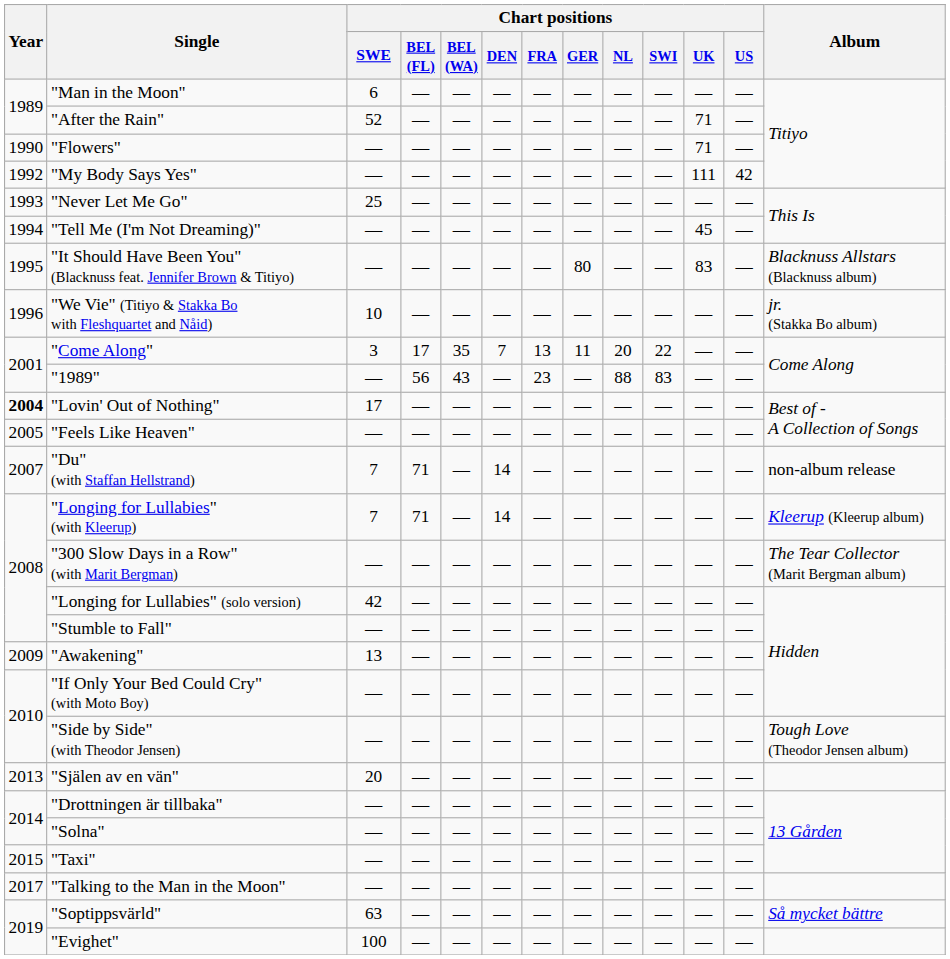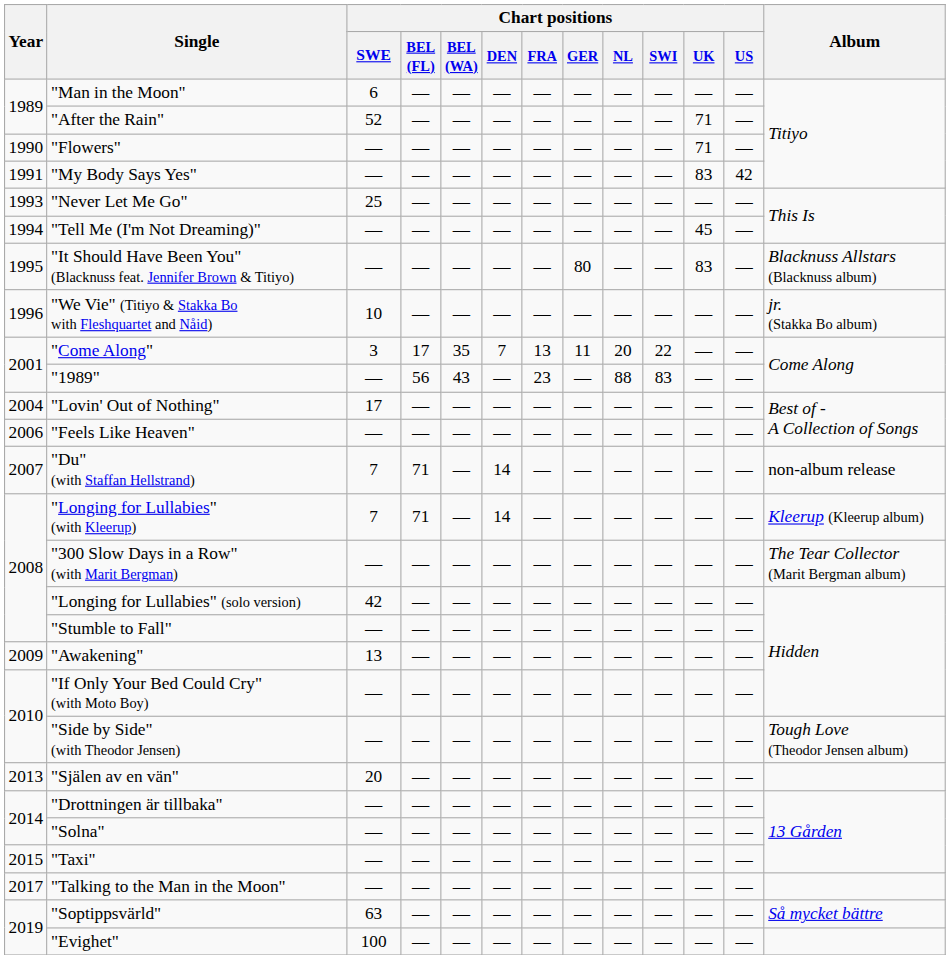(26, 174) 1992 -> (26, 174) 1991
(704, 174) 111 -> (704, 174) 83
(26, 405) bold -> (26, 405) normal
(26, 432) 2005 -> (26, 432) 2006
